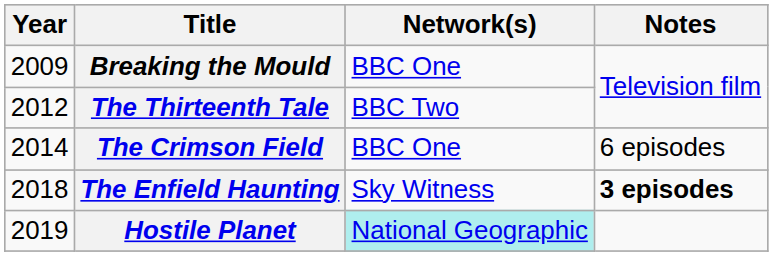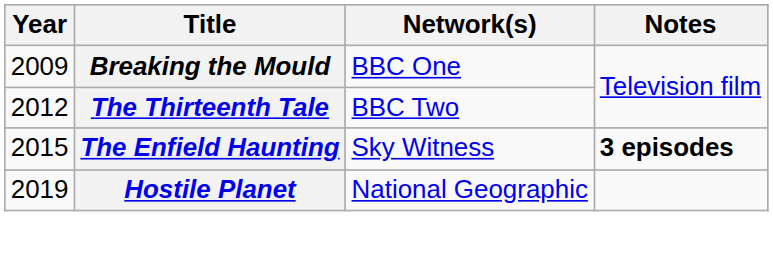- row: (210, 148)
(40, 189) 2018 -> (40, 148) 2015
(470, 230) paleturquoise background -> (470, 189) no background
